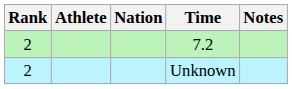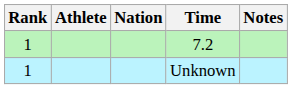(28, 44) 2 -> (28, 44) 1
(28, 70) 2 -> (28, 70) 1
